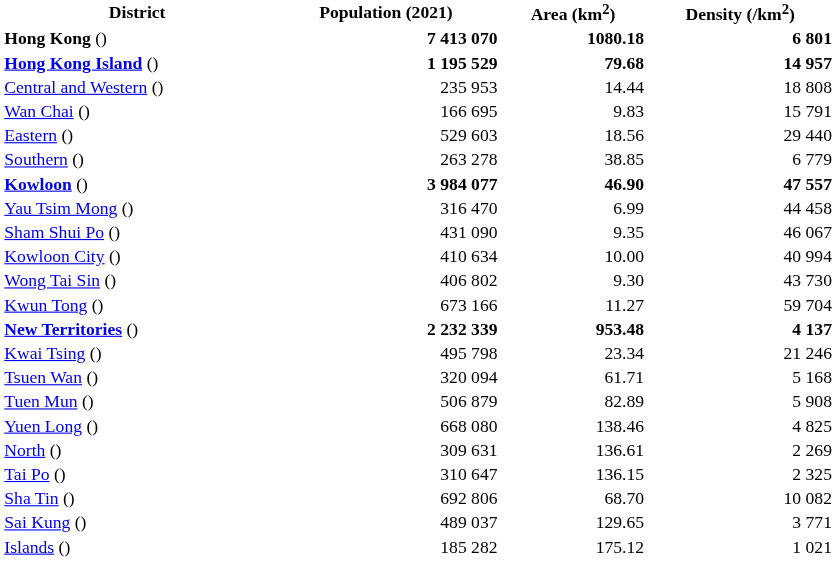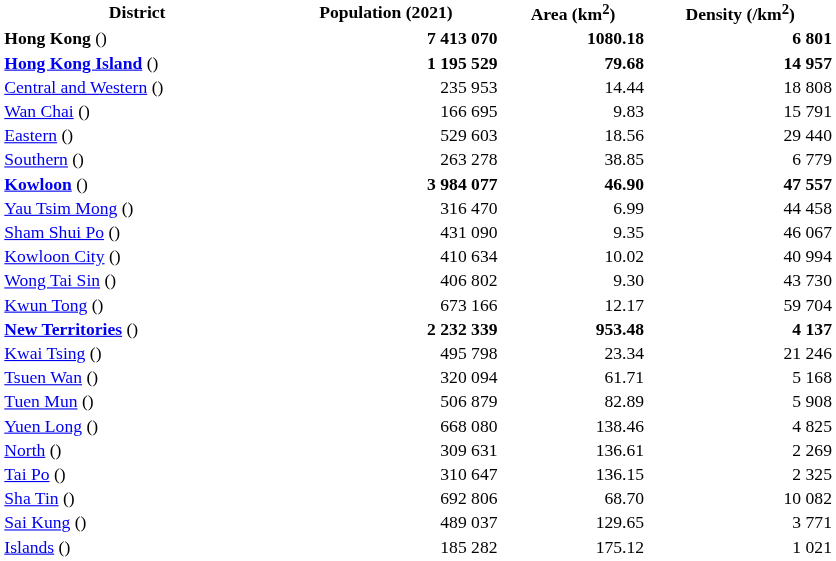(624, 256) 10.00 -> (624, 256) 10.02
(625, 305) 11.27 -> (624, 305) 12.17
